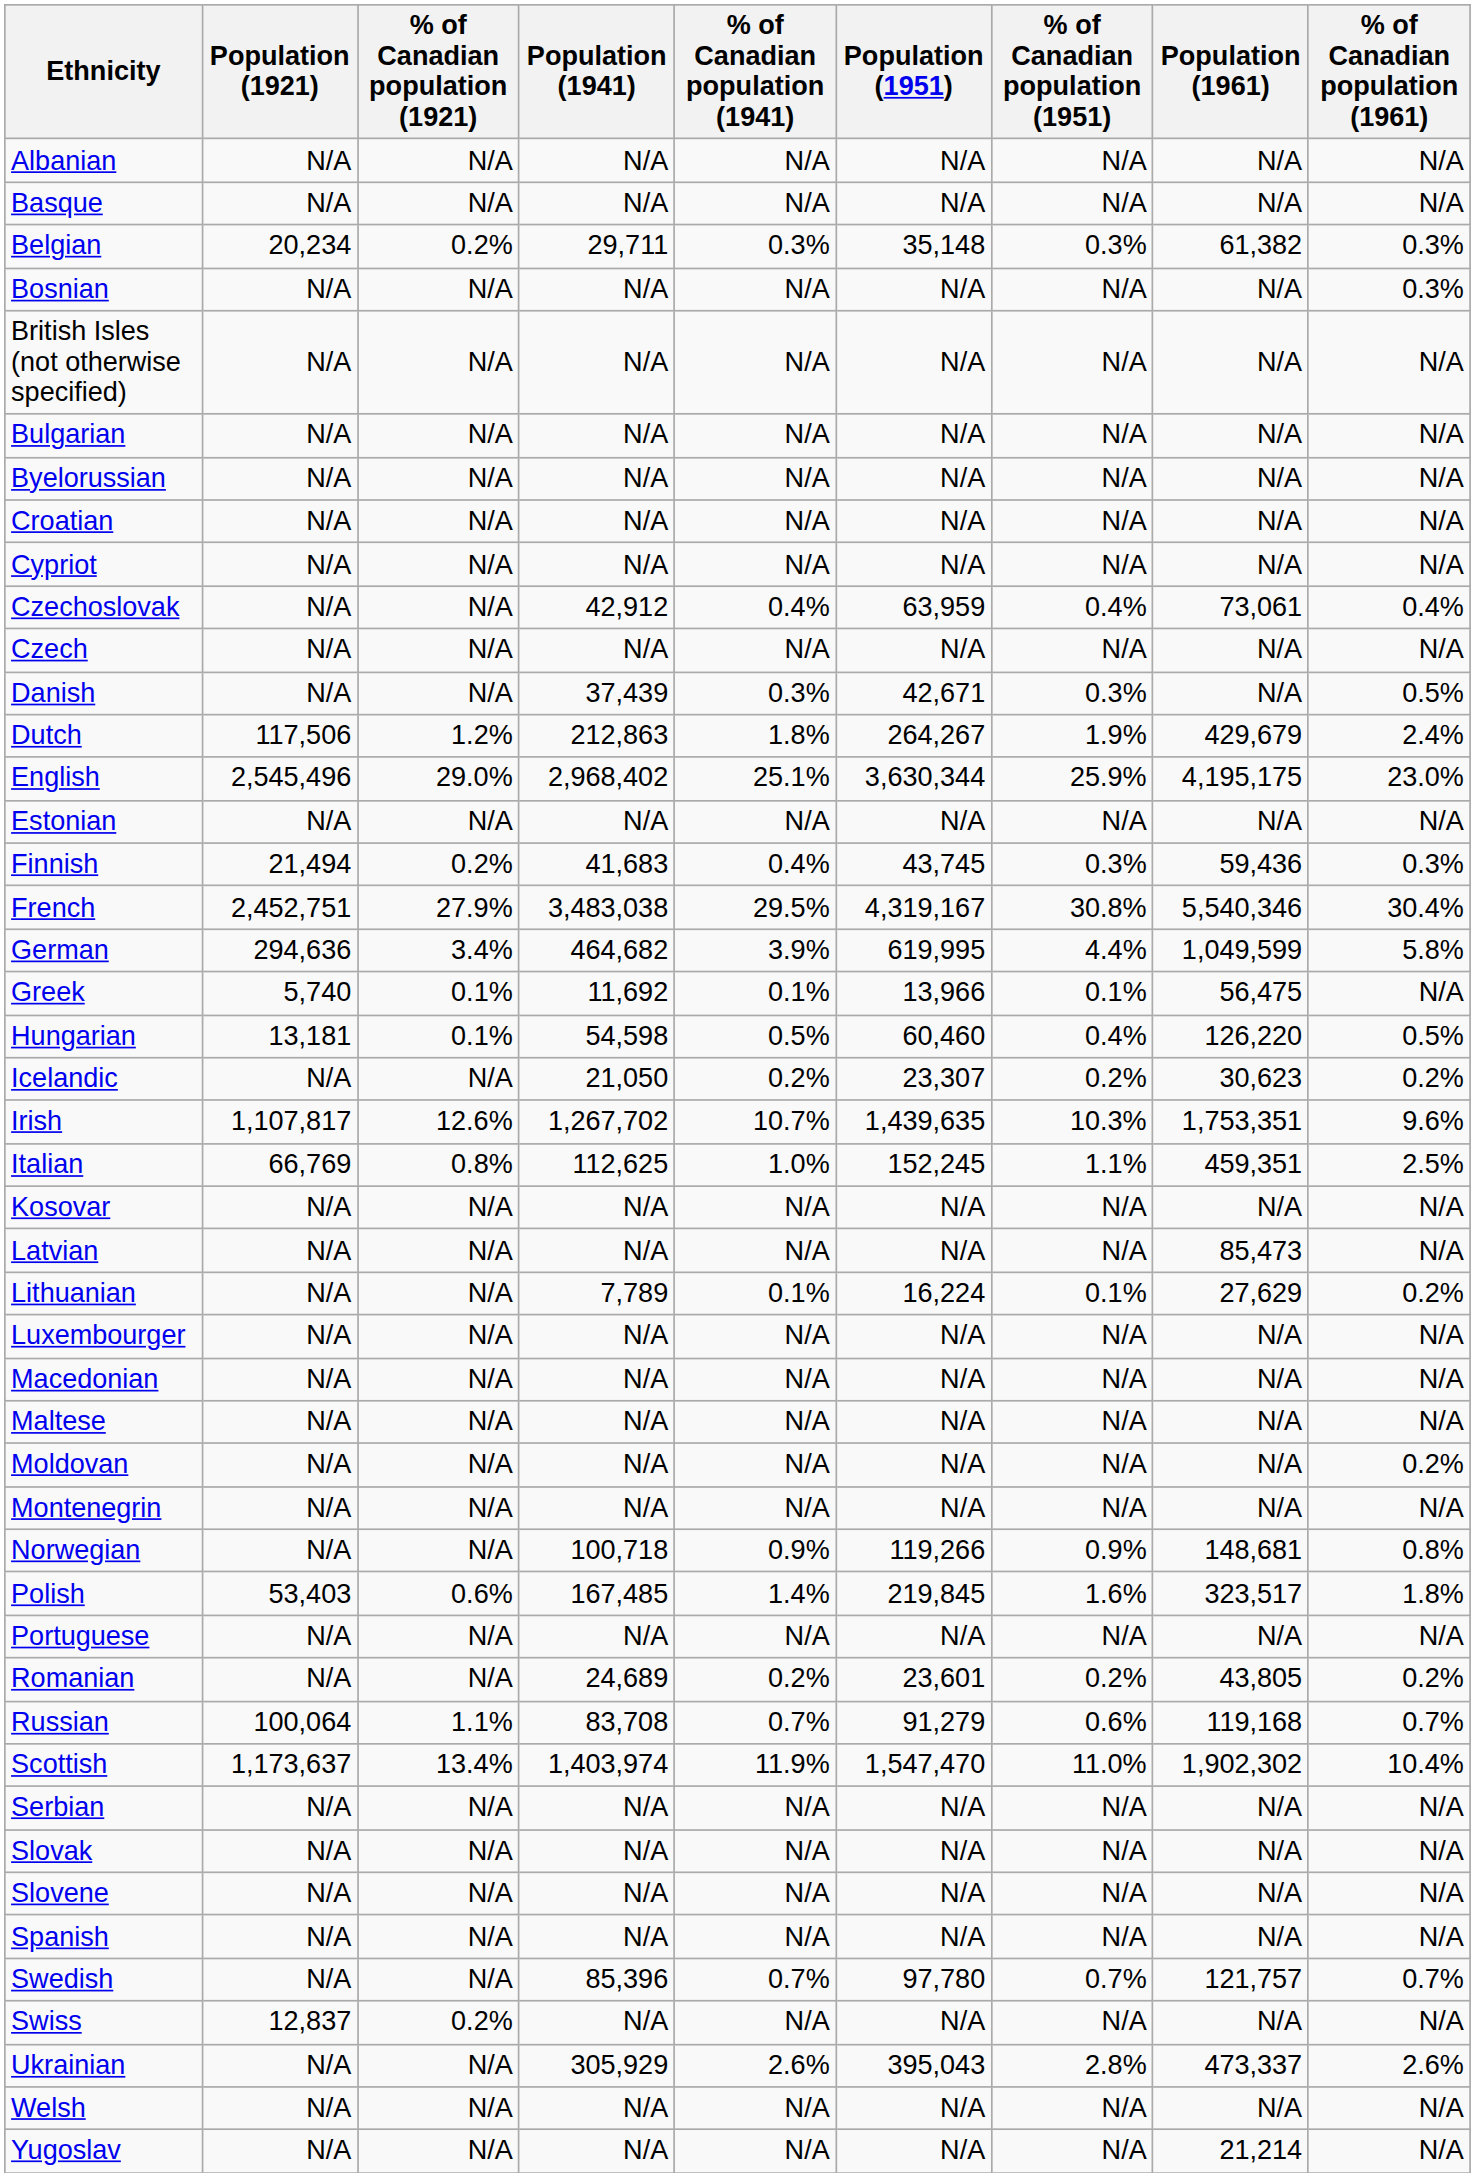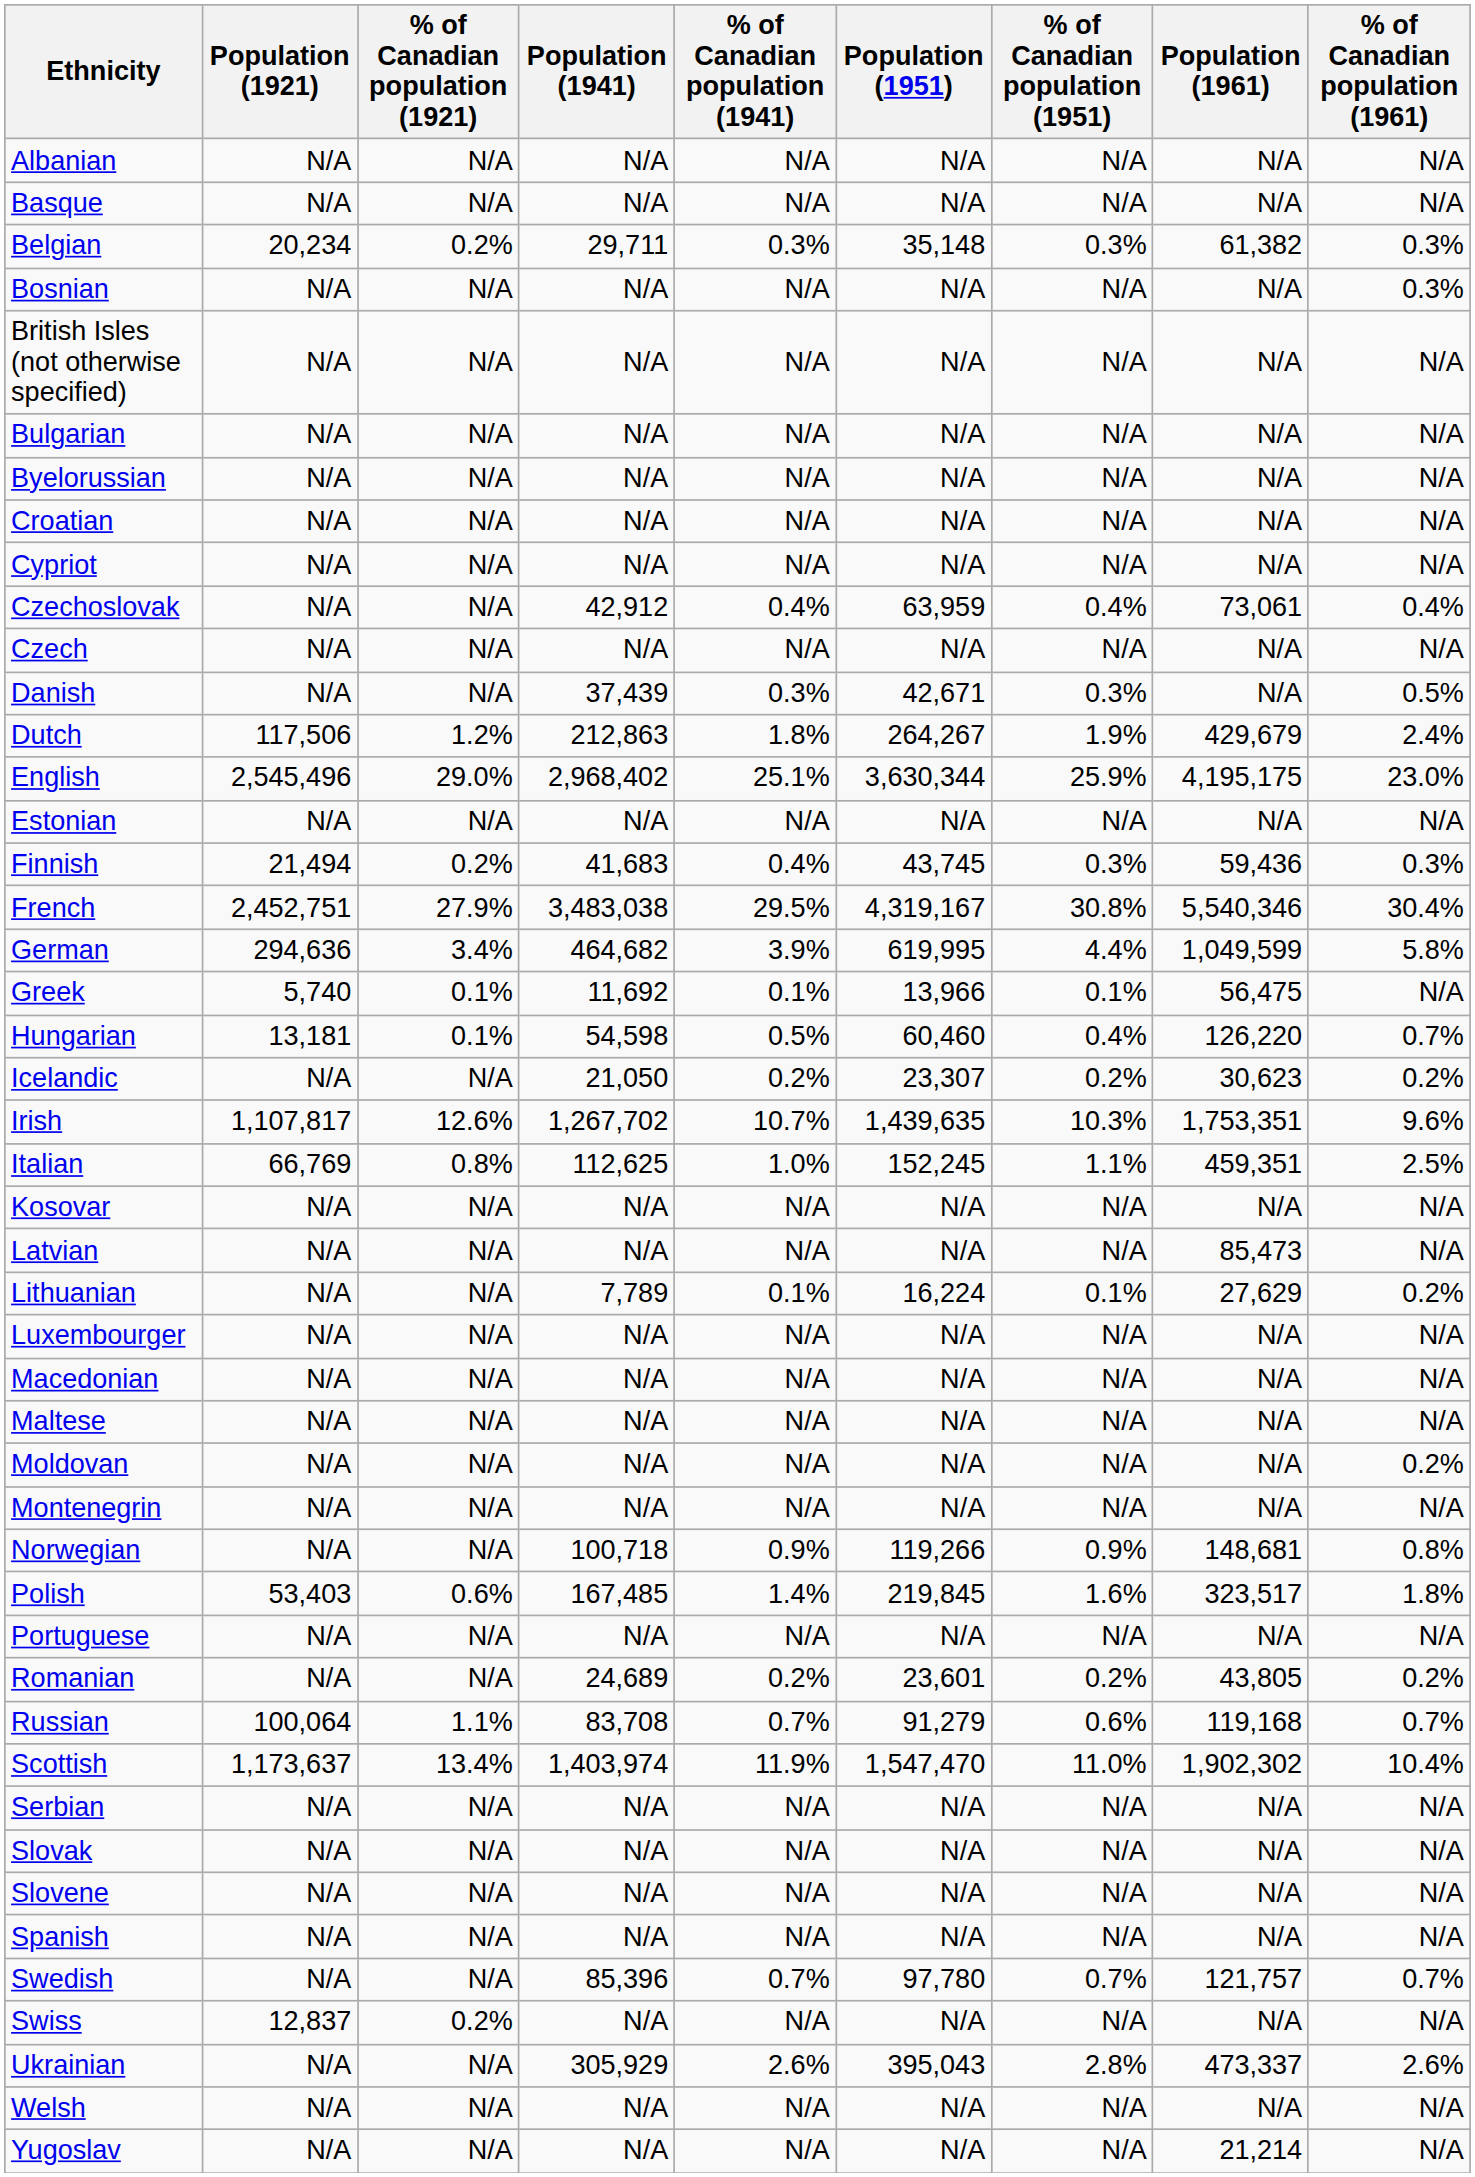(1433, 1035) 0.5% -> (1433, 1035) 0.7%
